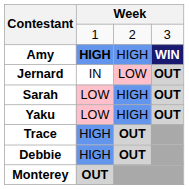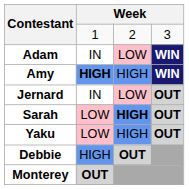+ row: (40, 54)
(132, 94) normal -> (132, 114) bold
- row: (40, 134)
